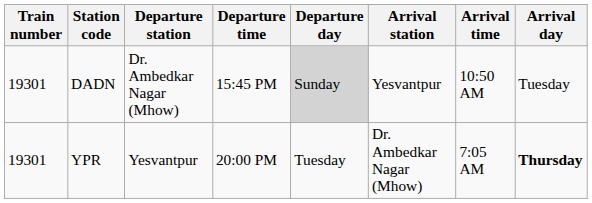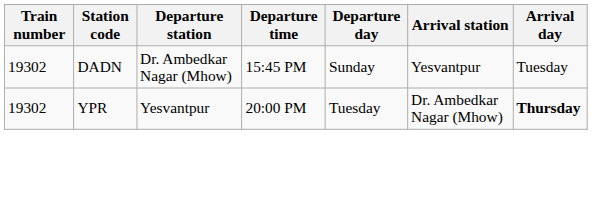- column: (485, 25)
(27, 84) 19301 -> (27, 66) 19302
(317, 84) lightgrey background -> (352, 66) no background
(27, 160) 19301 -> (27, 108) 19302
